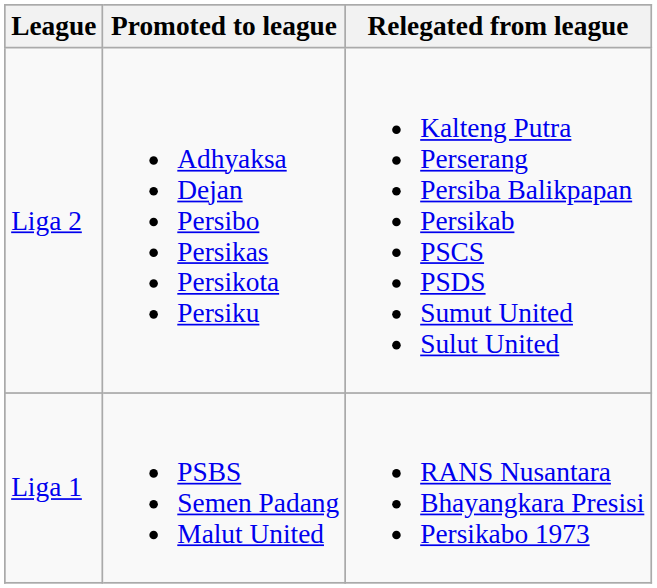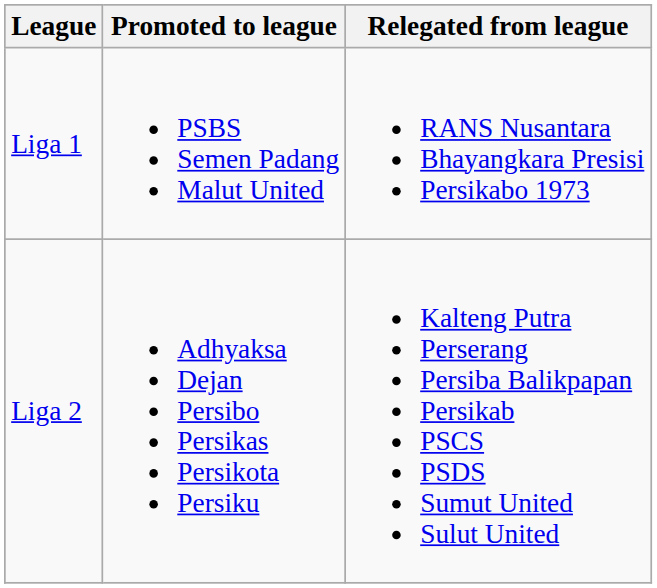rows swapped: (46, 487) <-> (46, 220)
